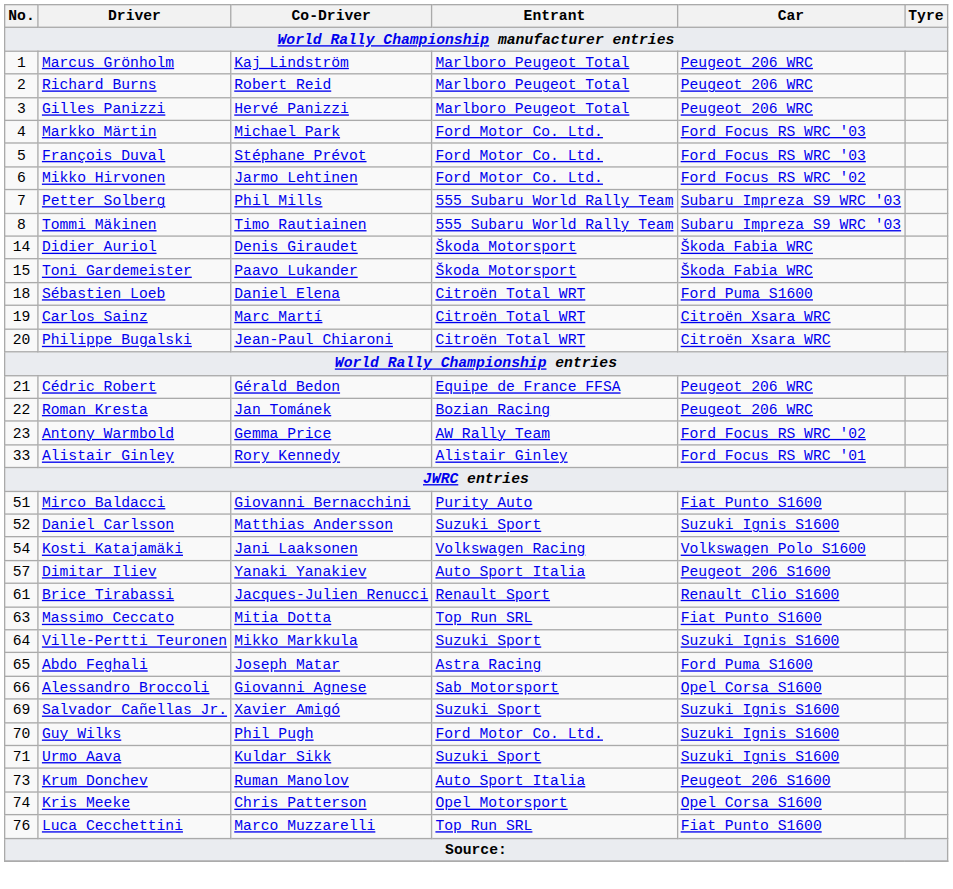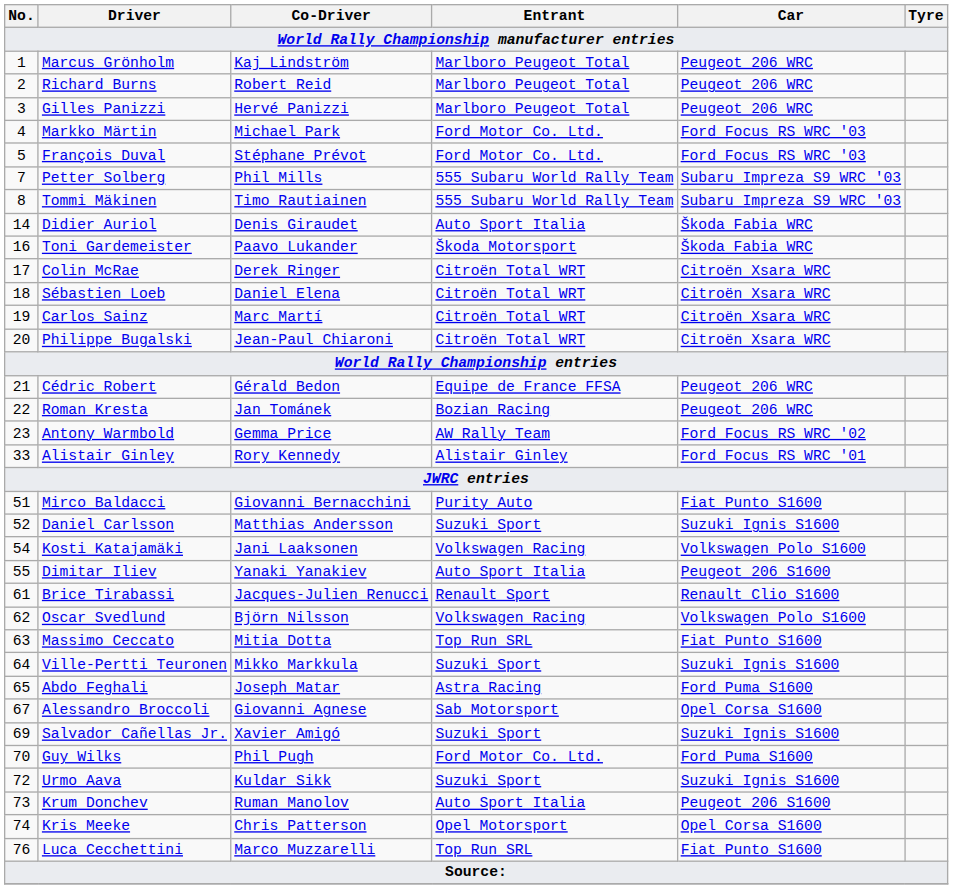- row: (104, 178)
(506, 248) Škoda Motorsport -> (510, 225) Auto Sport Italia
(21, 271) 15 -> (21, 248) 16
+ row: (90, 271)
(747, 294) Ford Puma S1600 -> (756, 294) Citroën Xsara WRC
(21, 572) 57 -> (21, 572) 55
+ row: (104, 618)
(21, 688) 66 -> (21, 711) 67
(760, 734) Suzuki Ignis S1600 -> (747, 757) Ford Puma S1600
(21, 757) 71 -> (21, 780) 72
